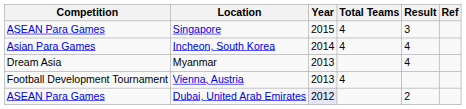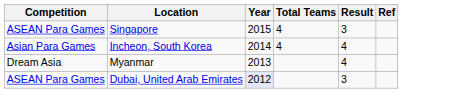- row: (208, 79)
(407, 96) 2 -> (344, 79) 3
